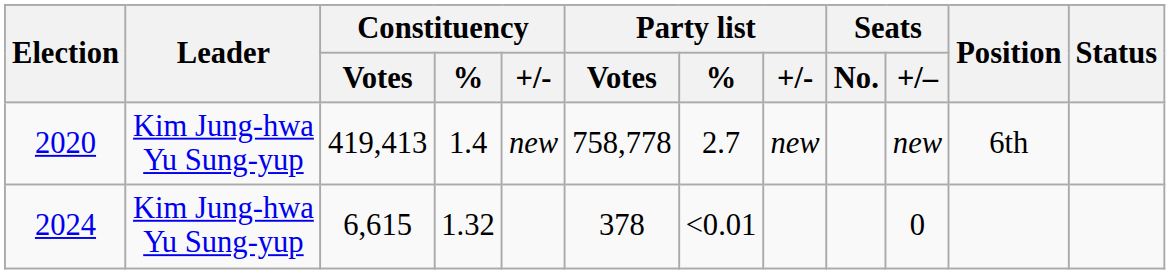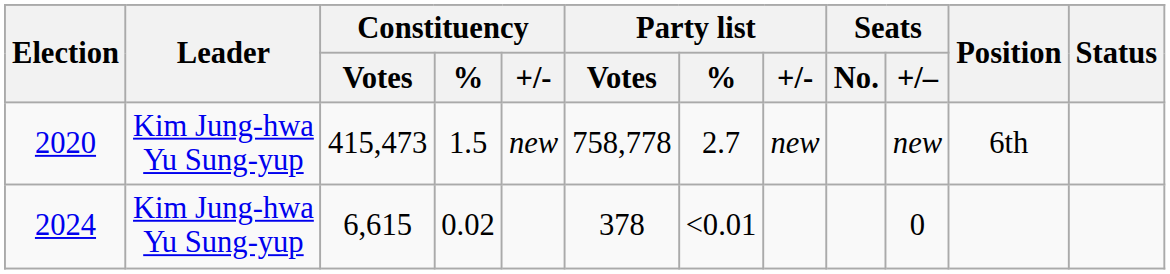(378, 142) 419,413 -> (378, 142) 415,473
(468, 142) 1.4 -> (468, 142) 1.5
(468, 225) 1.32 -> (468, 225) 0.02
